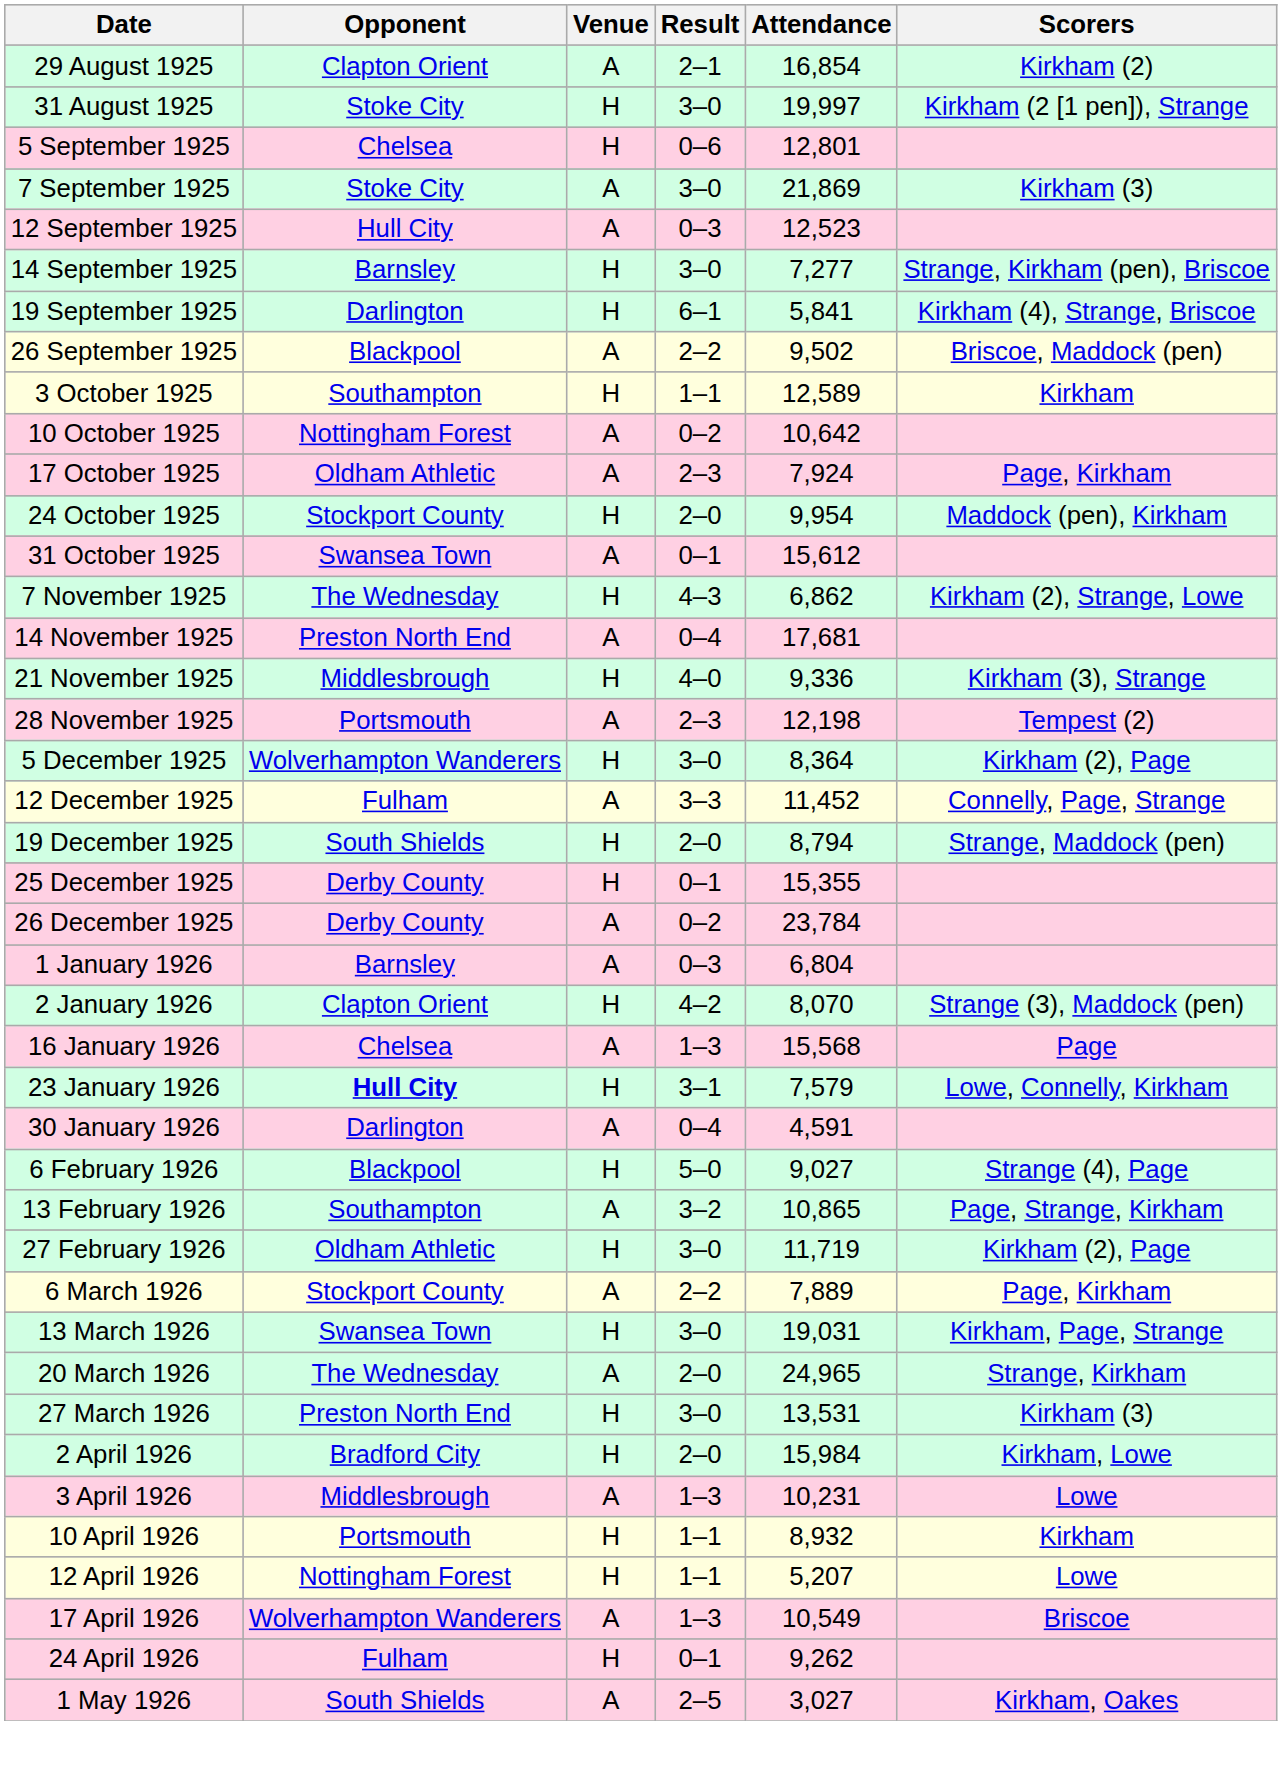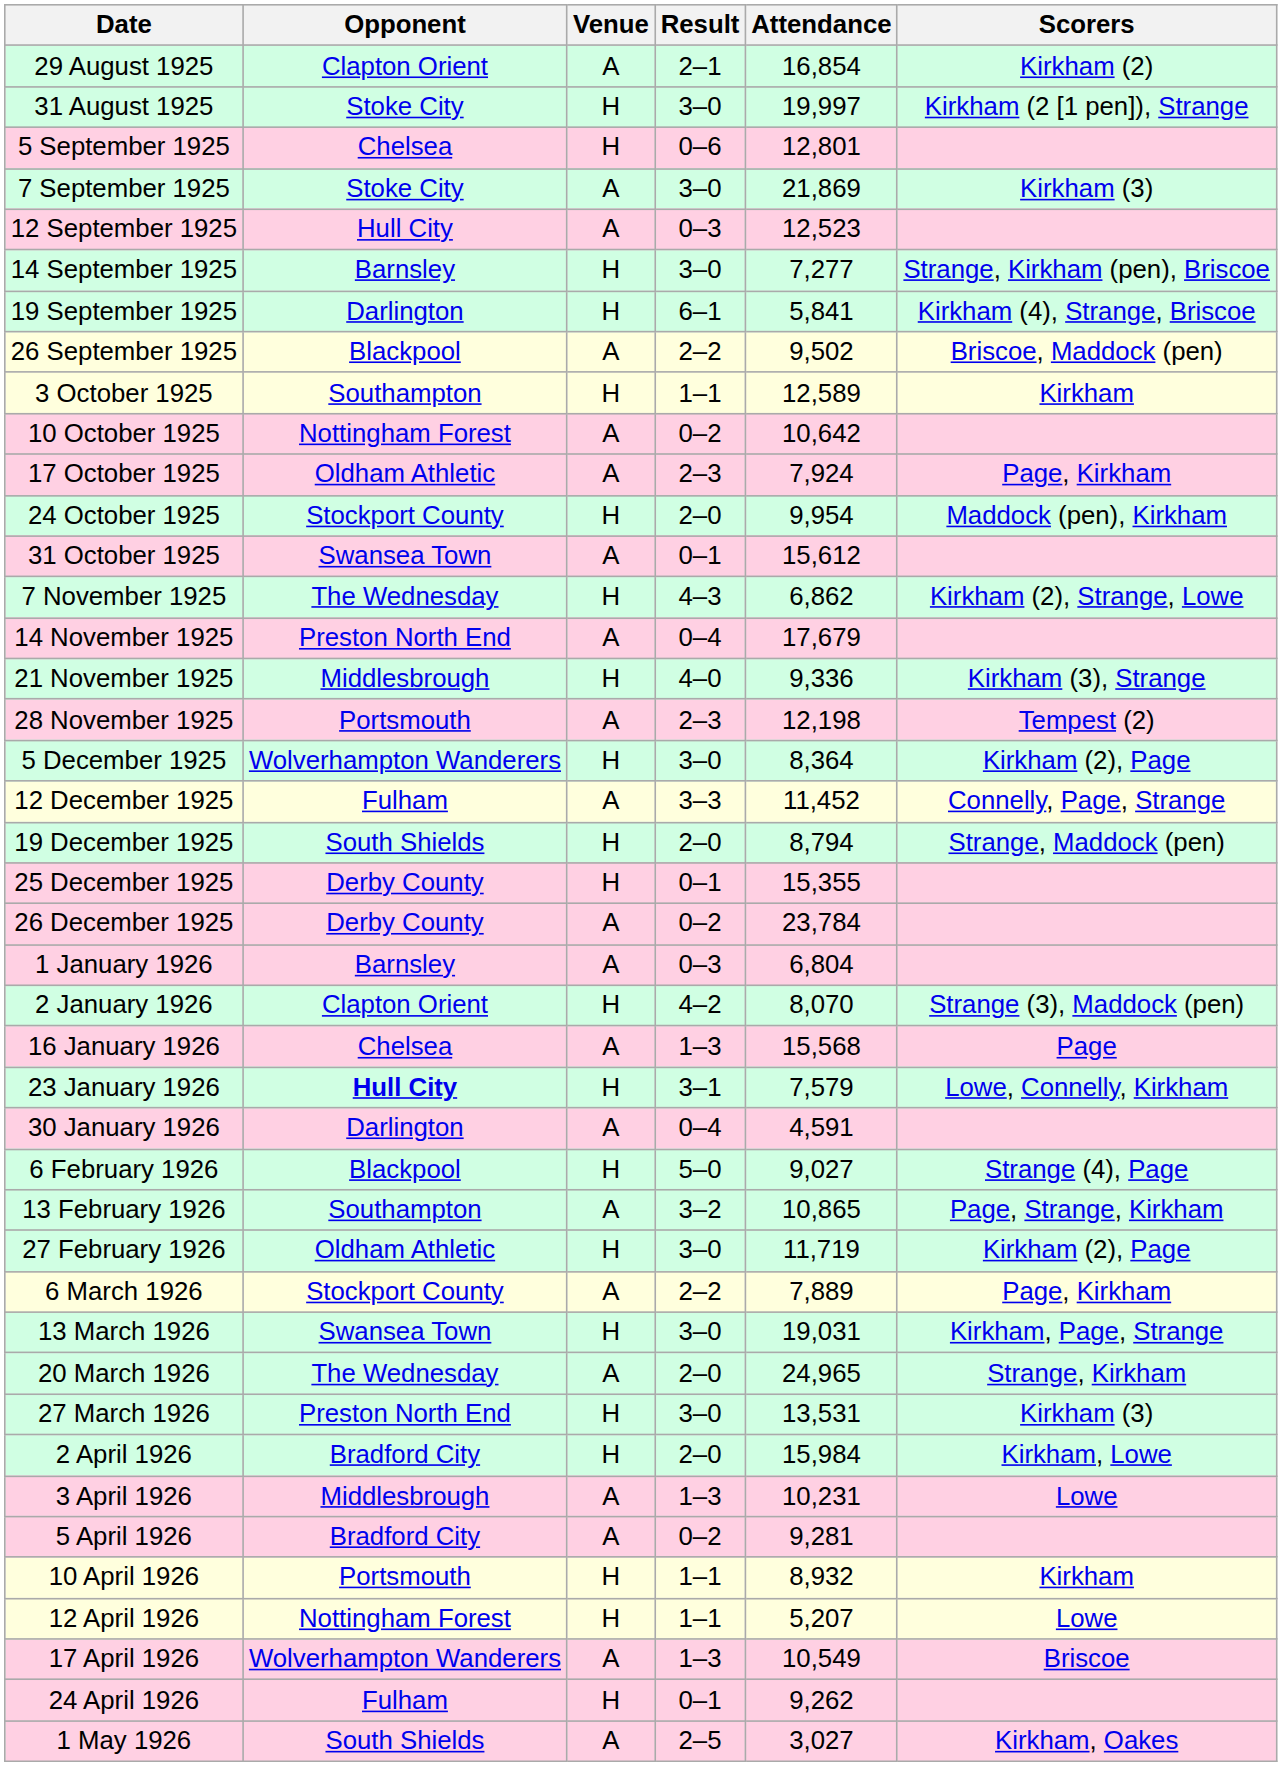(821, 637) 17,681 -> (821, 637) 17,679
+ row: (124, 1536)
